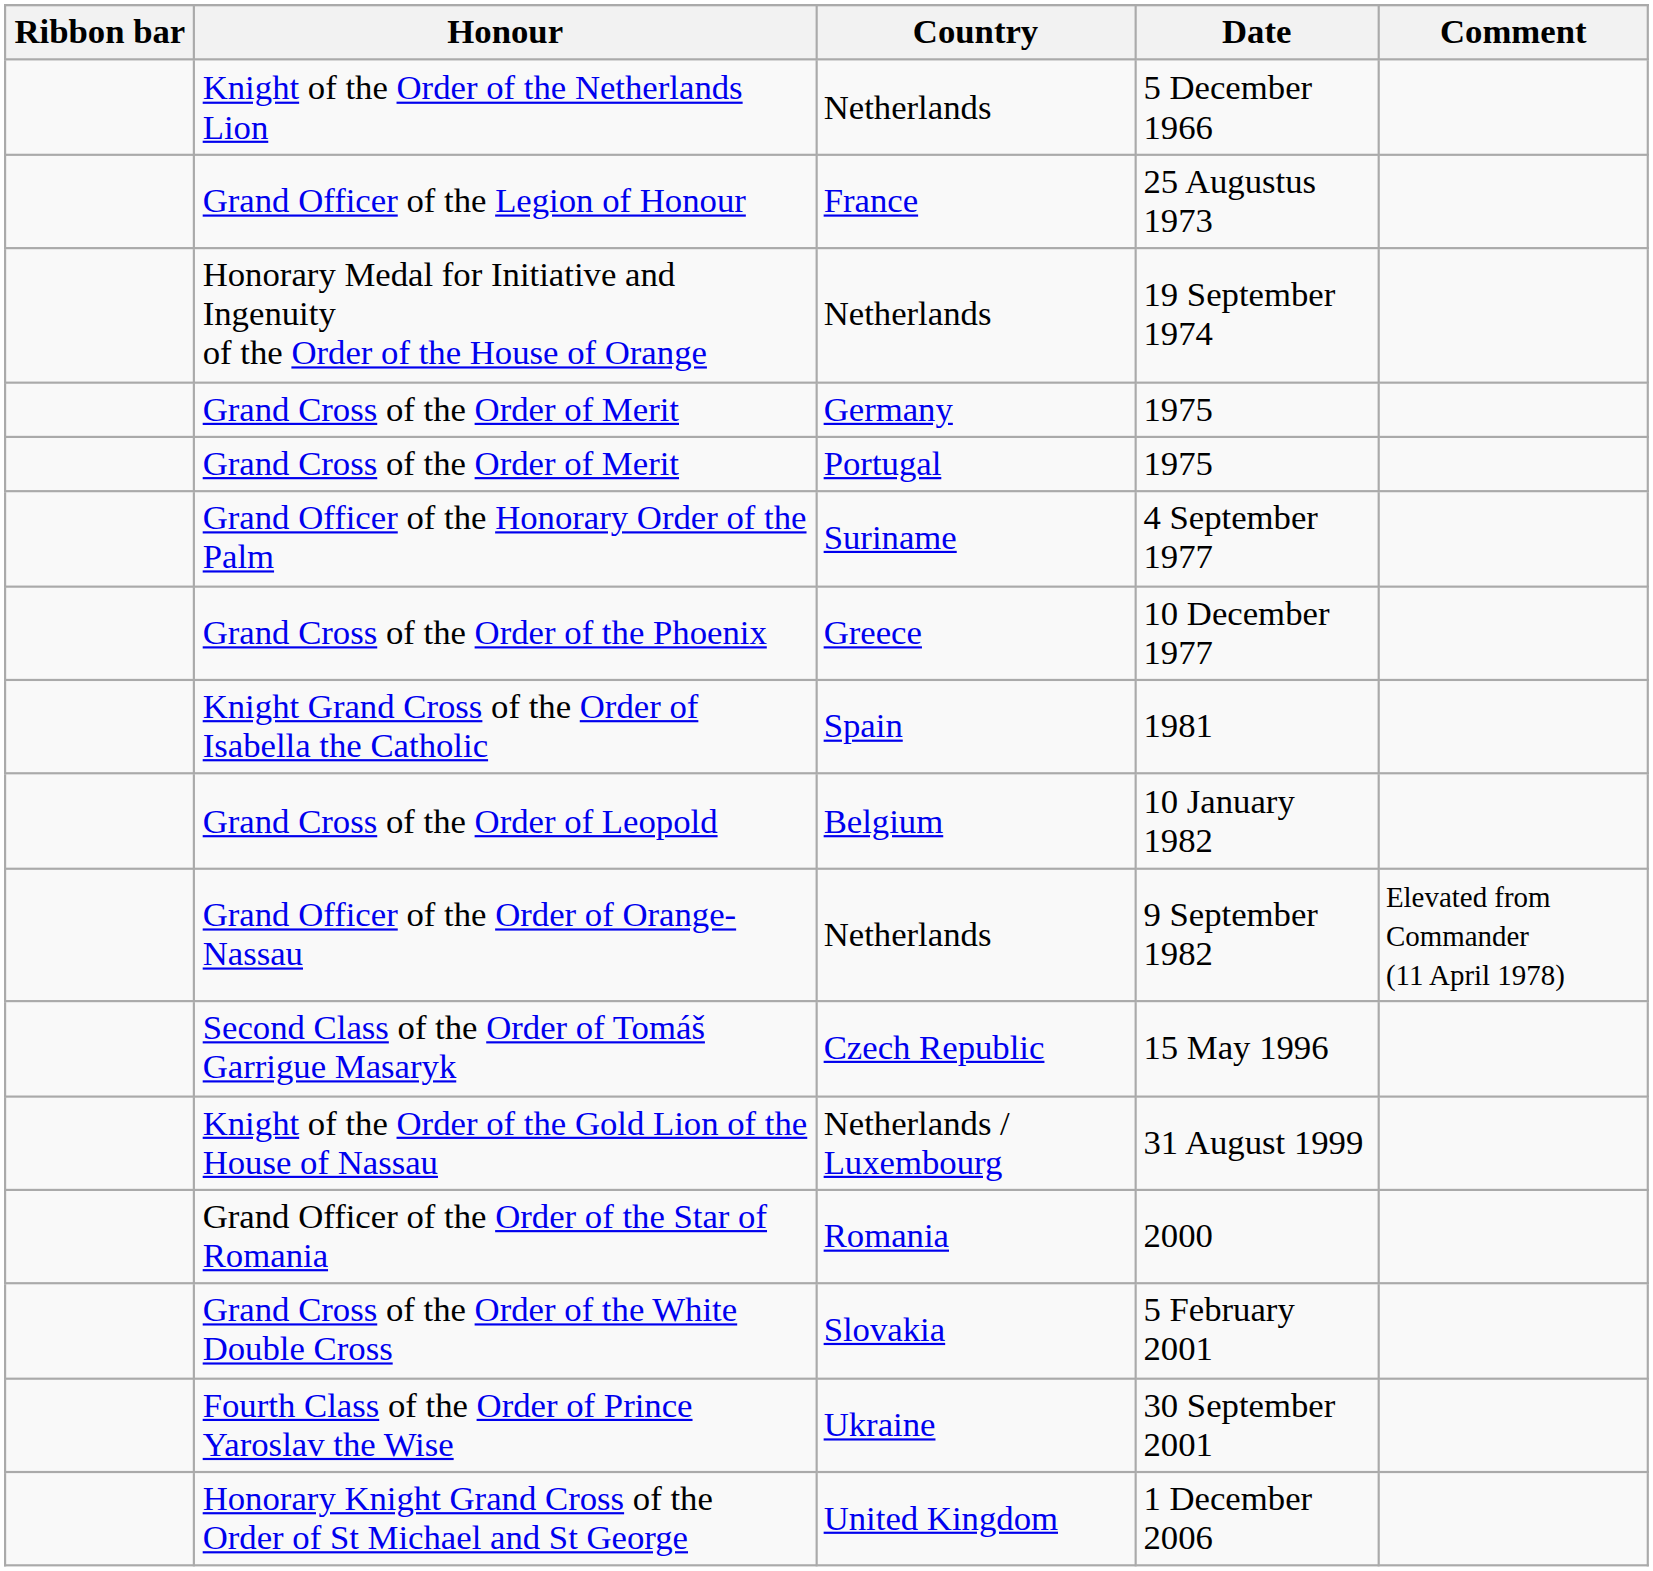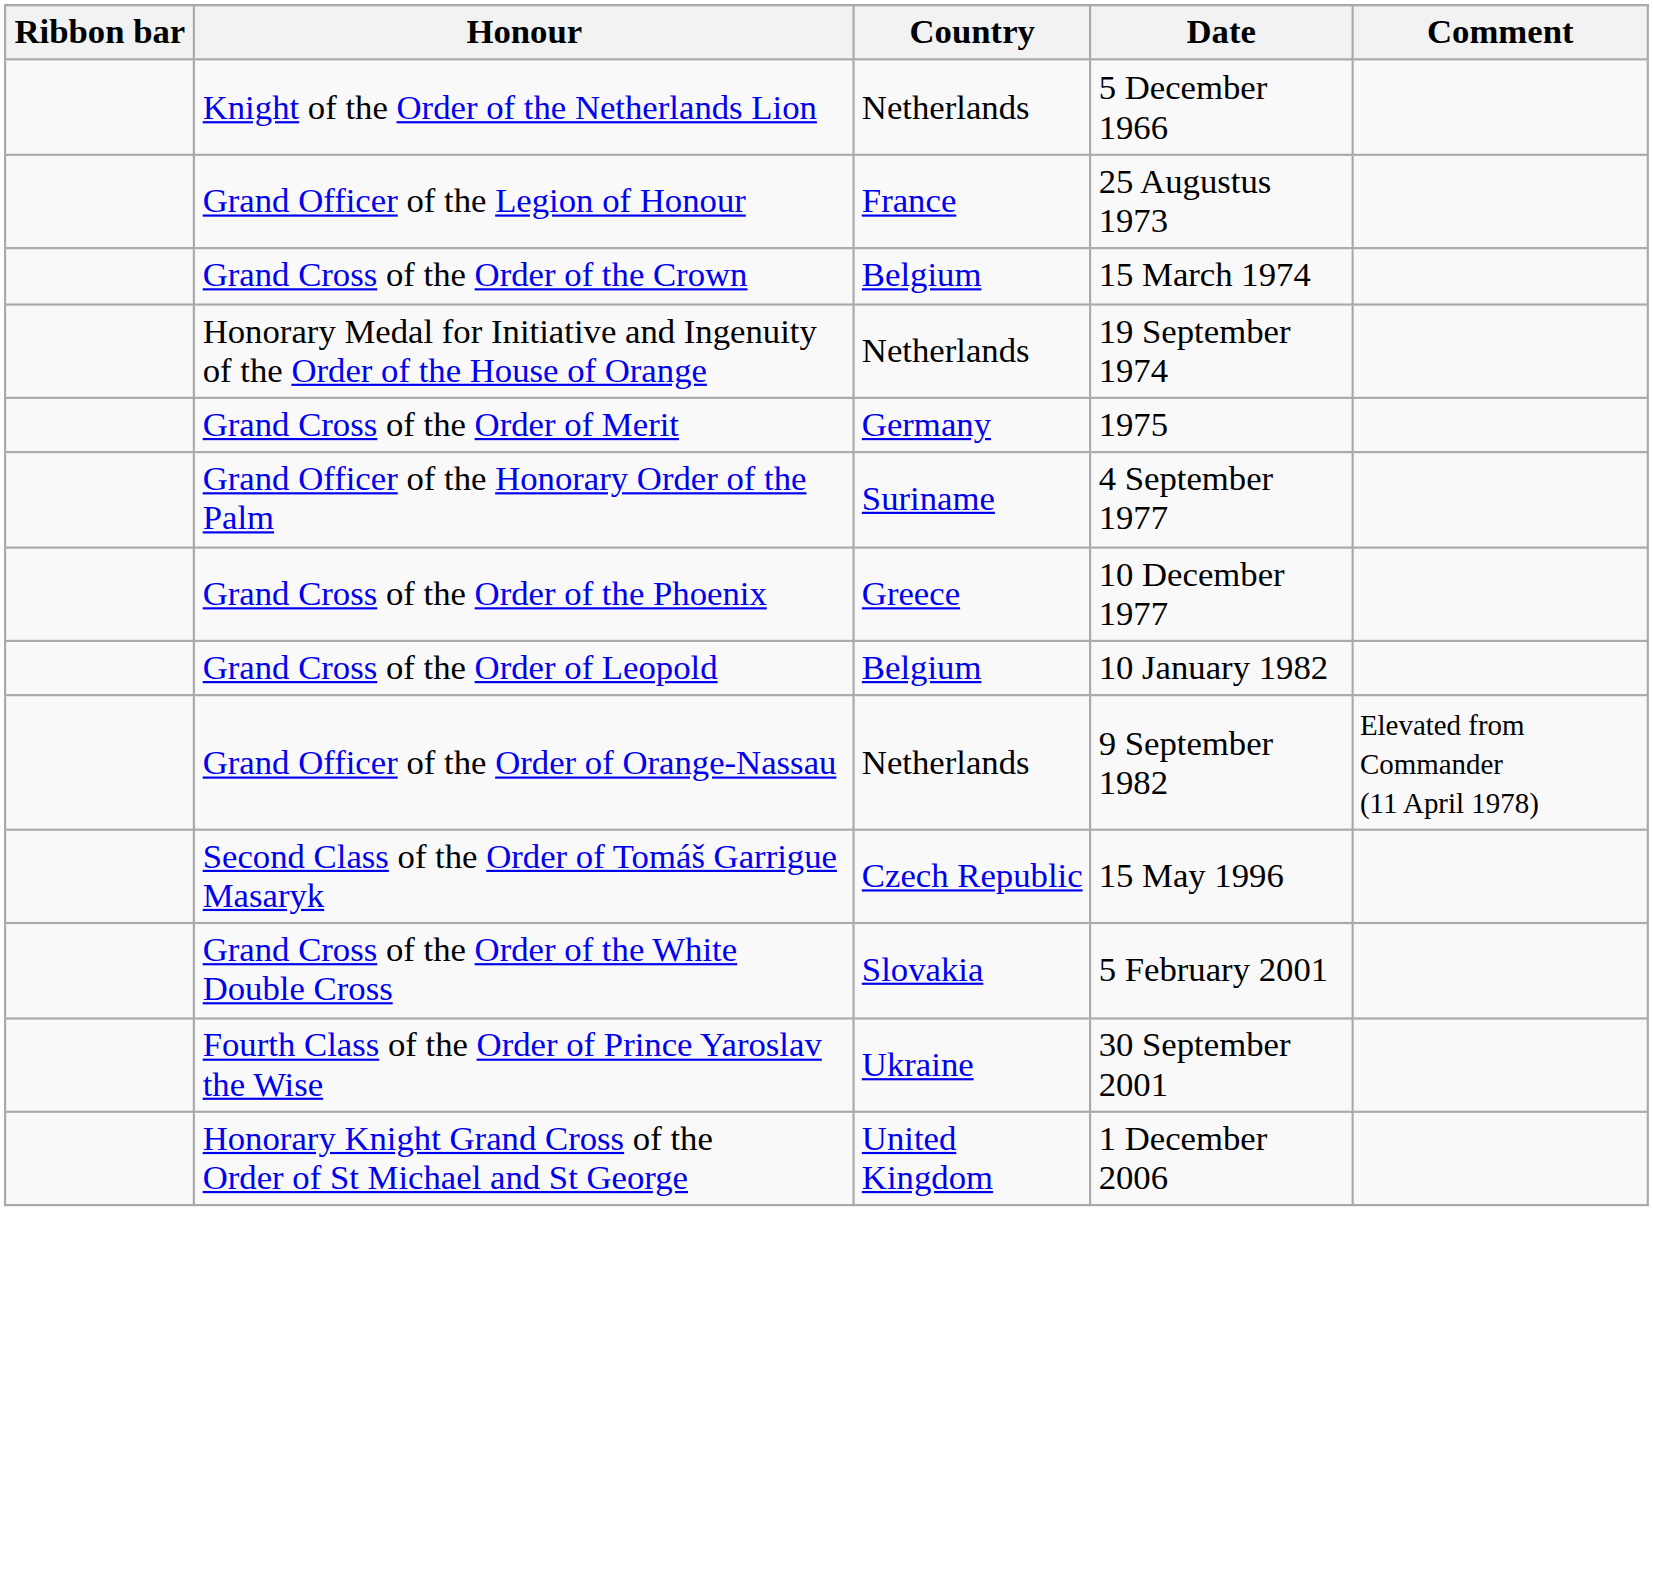+ row: (475, 275)
- row: (441, 463)
- row: (451, 726)
- row: (505, 1141)
- row: (485, 1236)
